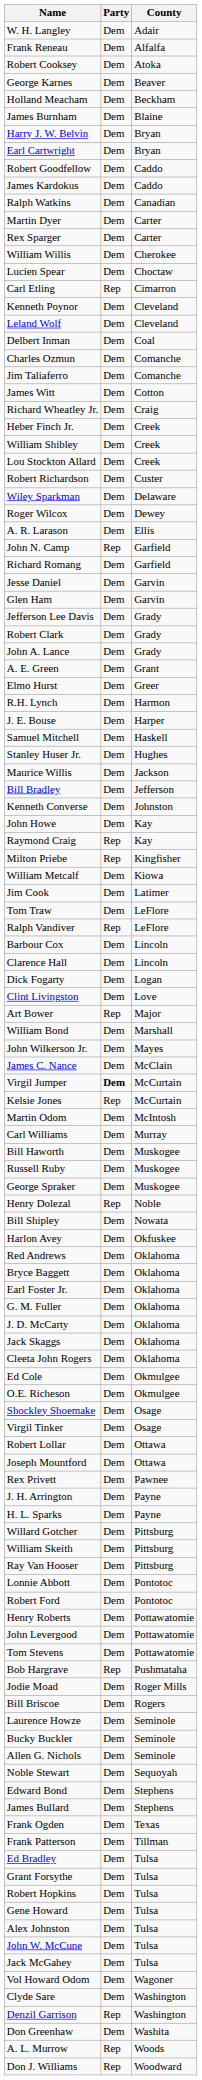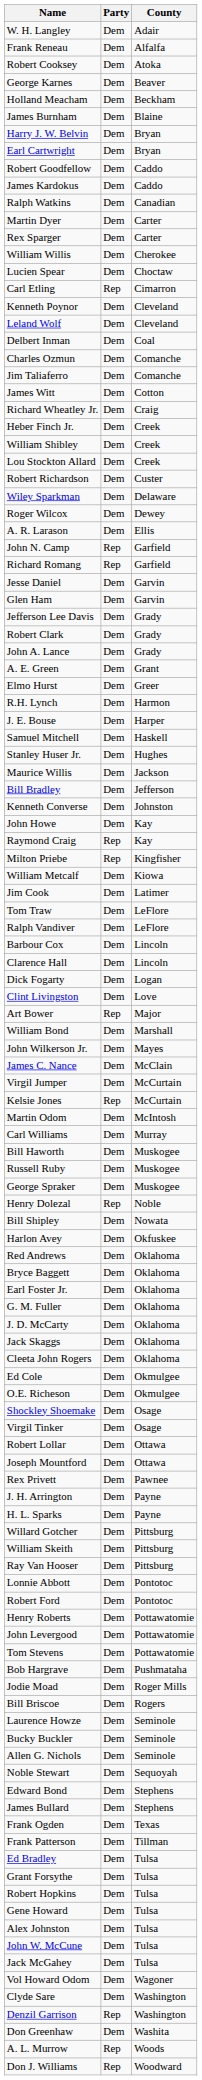(114, 565) Dem -> (112, 565) Rep
(112, 927) Rep -> (114, 927) Dem
(114, 1082) bold -> (114, 1082) normal
(112, 1669) Rep -> (114, 1669) Dem
